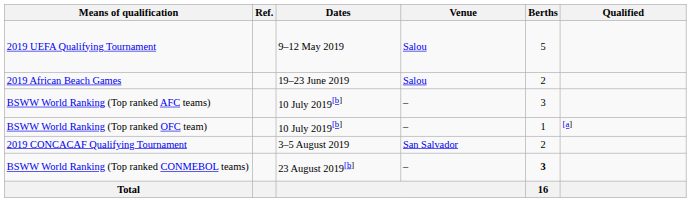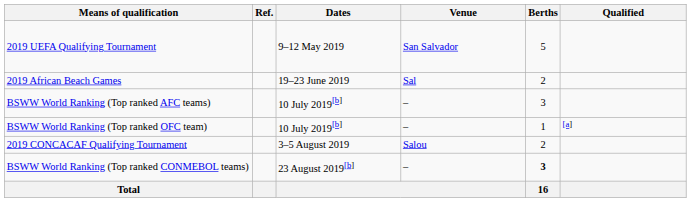(415, 46) Salou -> (430, 46) San Salvador
(415, 80) Salou -> (410, 80) Sal
(430, 144) San Salvador -> (415, 144) Salou
